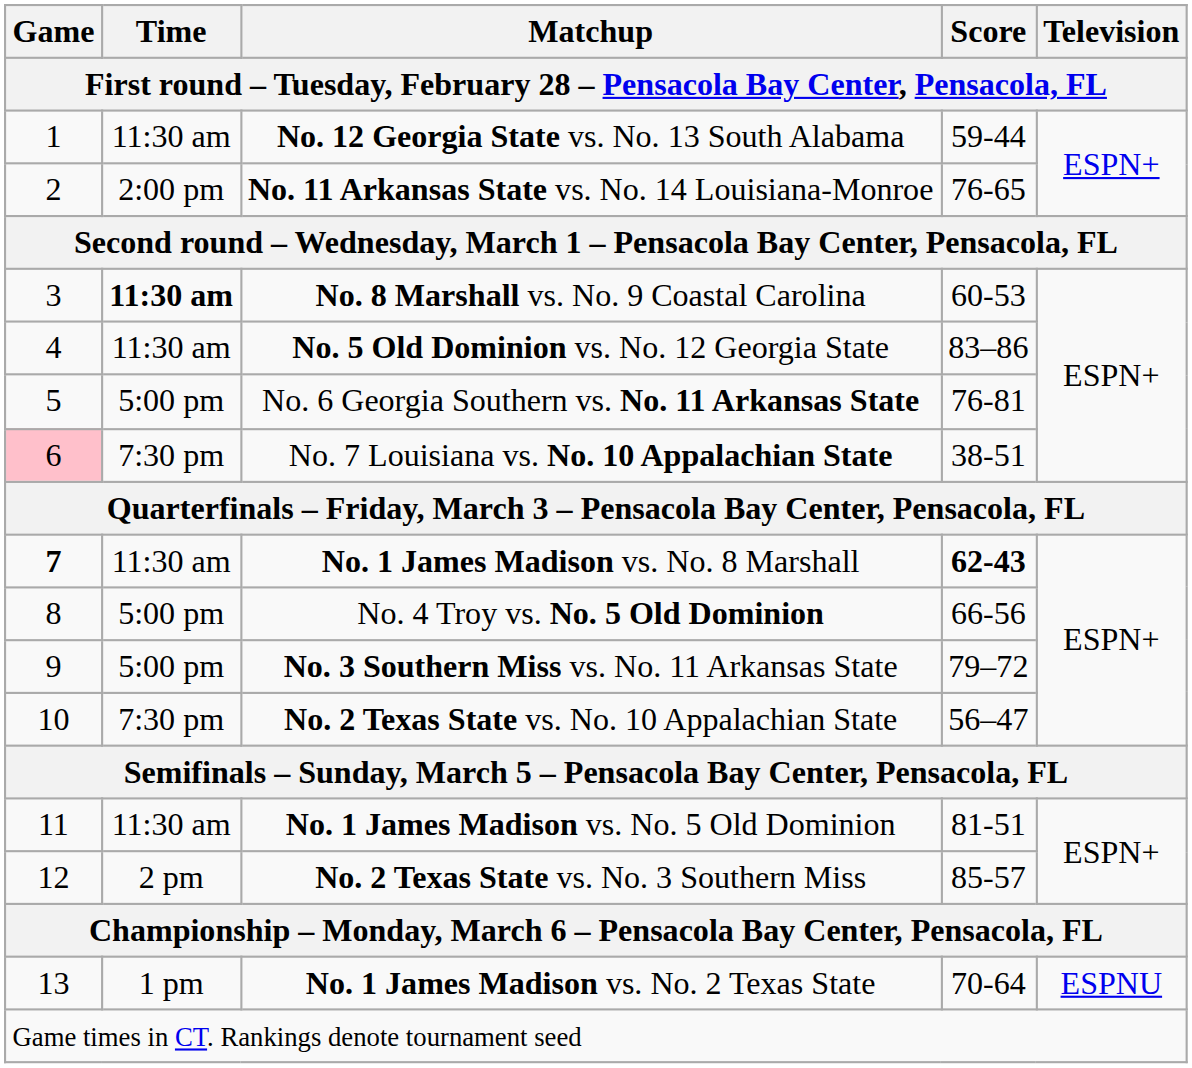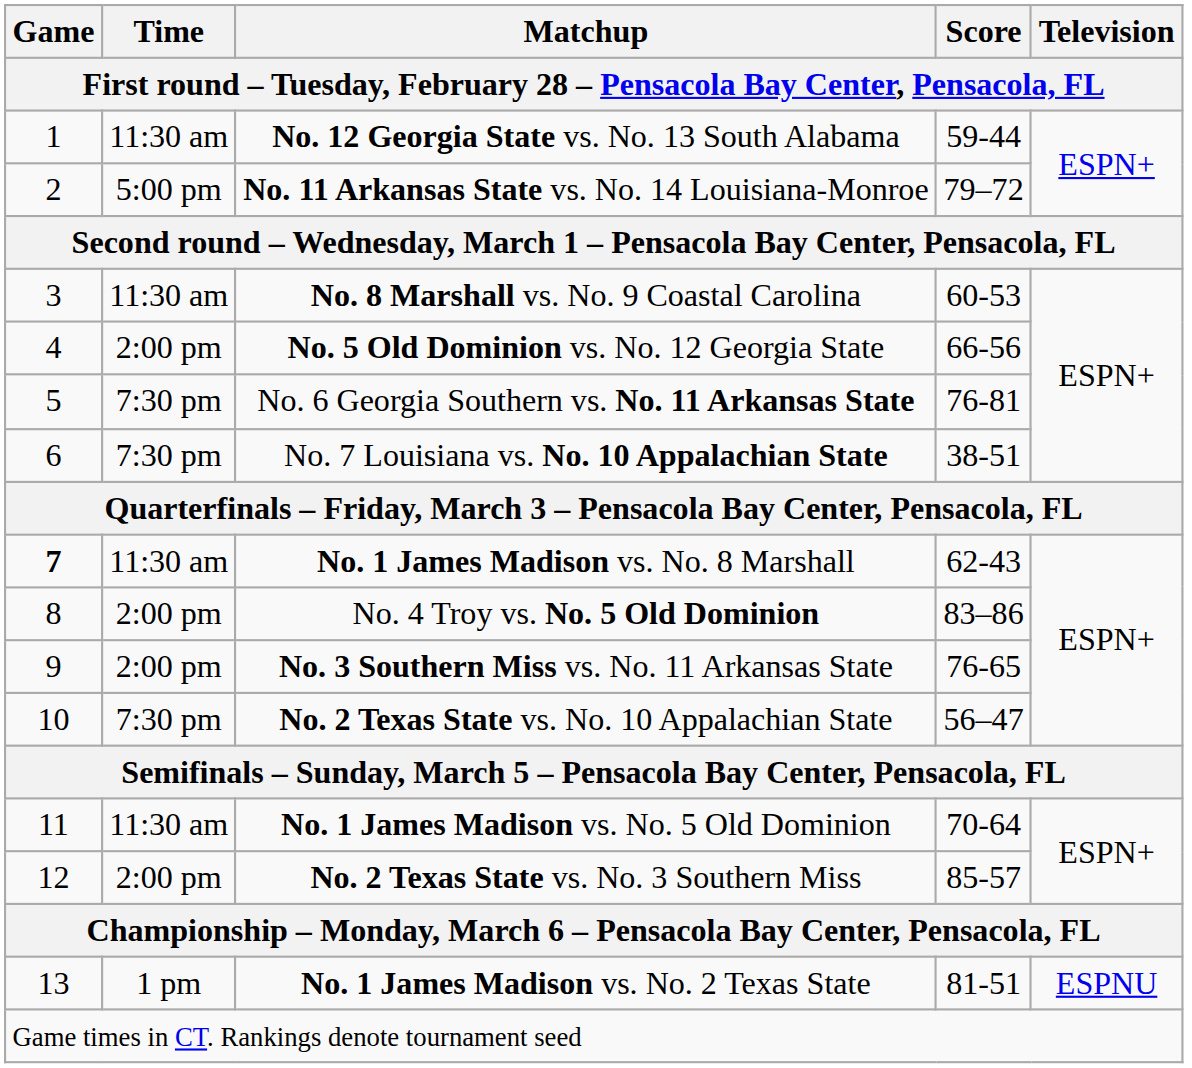(171, 189) 2:00 pm -> (169, 189) 5:00 pm
(988, 189) 76-65 -> (984, 189) 79–72
(171, 295) bold -> (169, 295) normal
(171, 348) 11:30 am -> (169, 348) 2:00 pm
(988, 348) 83–86 -> (984, 348) 66-56
(171, 401) 5:00 pm -> (169, 401) 7:30 pm
(53, 454) pink background -> (53, 454) no background
(988, 559) bold -> (984, 559) normal
(171, 612) 5:00 pm -> (169, 612) 2:00 pm
(988, 612) 66-56 -> (984, 612) 83–86
(171, 665) 5:00 pm -> (169, 665) 2:00 pm
(988, 665) 79–72 -> (984, 665) 76-65
(988, 824) 81-51 -> (984, 824) 70-64
(171, 877) 2 pm -> (169, 877) 2:00 pm
(988, 983) 70-64 -> (984, 983) 81-51
